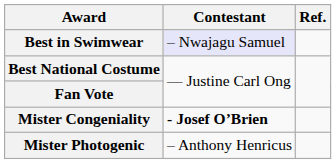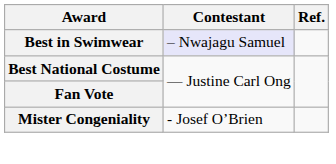(217, 119) bold -> (215, 119) normal
- row: (84, 144)
